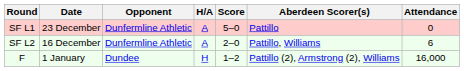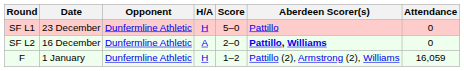(205, 27) A -> (205, 27) H
(285, 43) normal -> (288, 43) bold
(431, 43) 6 -> (431, 43) 0
(122, 58) Dundee -> (148, 58) Dunfermline Athletic
(431, 58) 16,000 -> (431, 58) 16,059
